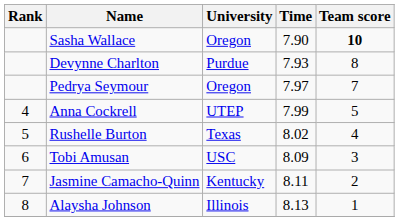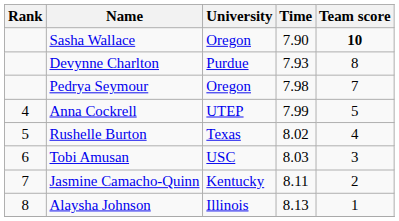(296, 87) 7.97 -> (296, 87) 7.98
(296, 157) 8.09 -> (296, 157) 8.03
